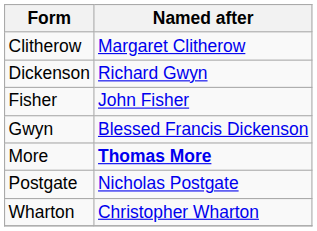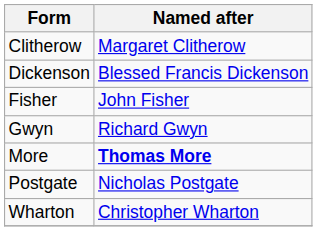(153, 73) Richard Gwyn -> (203, 73) Blessed Francis Dickenson
(203, 128) Blessed Francis Dickenson -> (153, 128) Richard Gwyn
